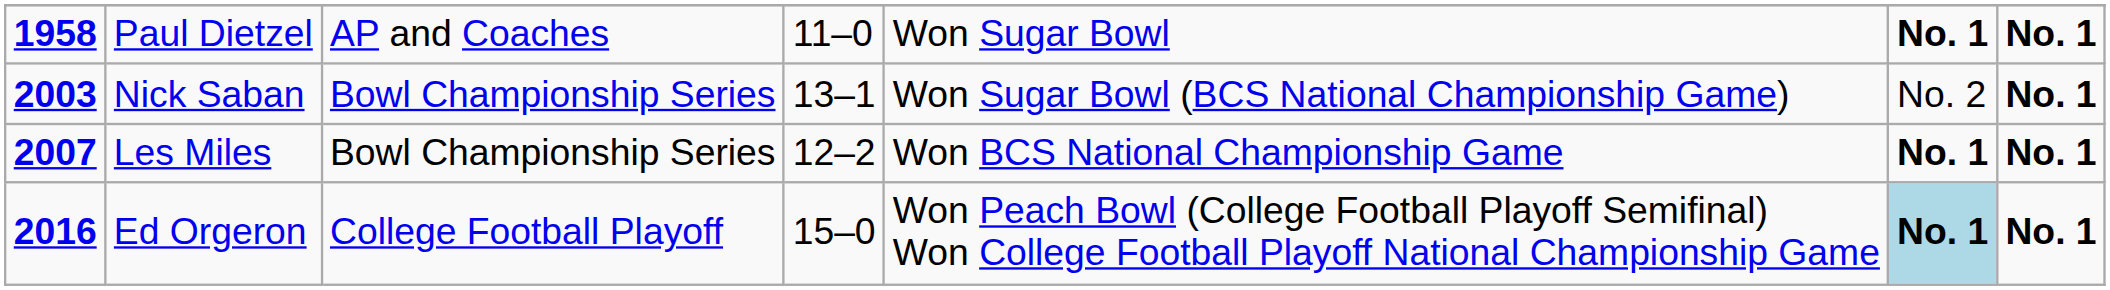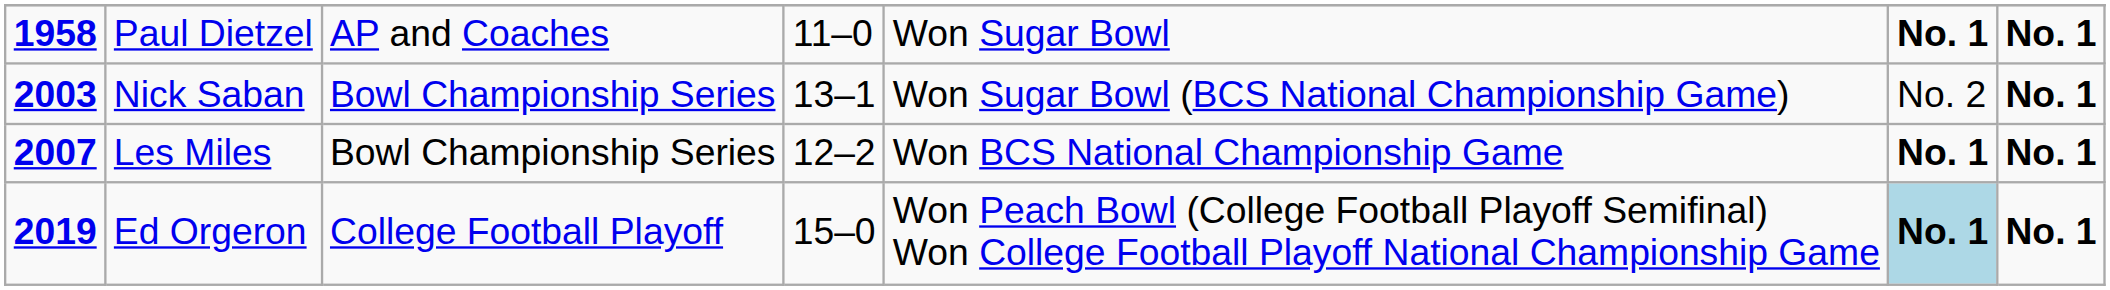(55, 232) 2016 -> (55, 232) 2019
